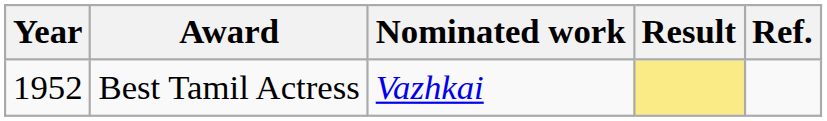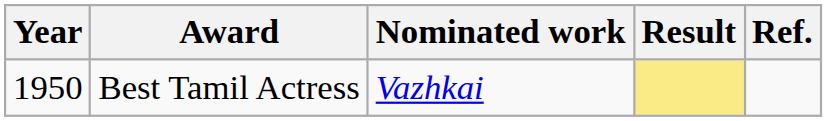(48, 87) 1952 -> (48, 87) 1950
